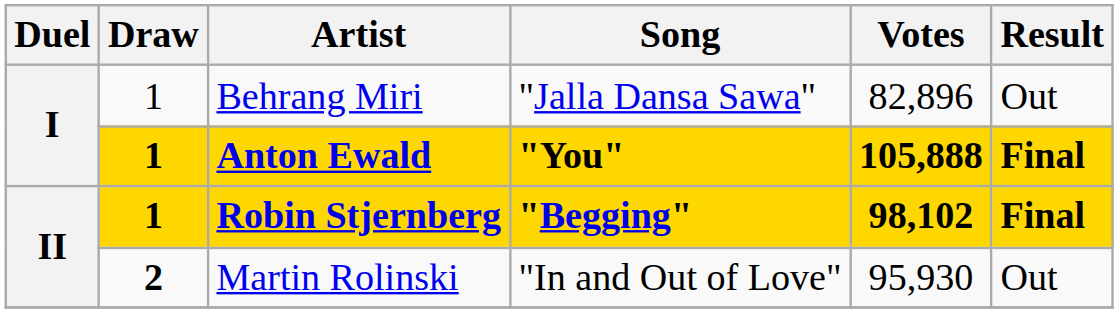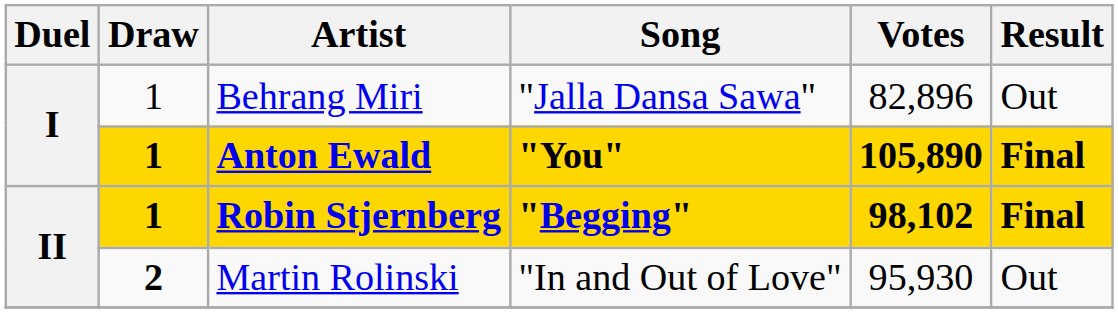(921, 155) 105,888 -> (921, 155) 105,890
